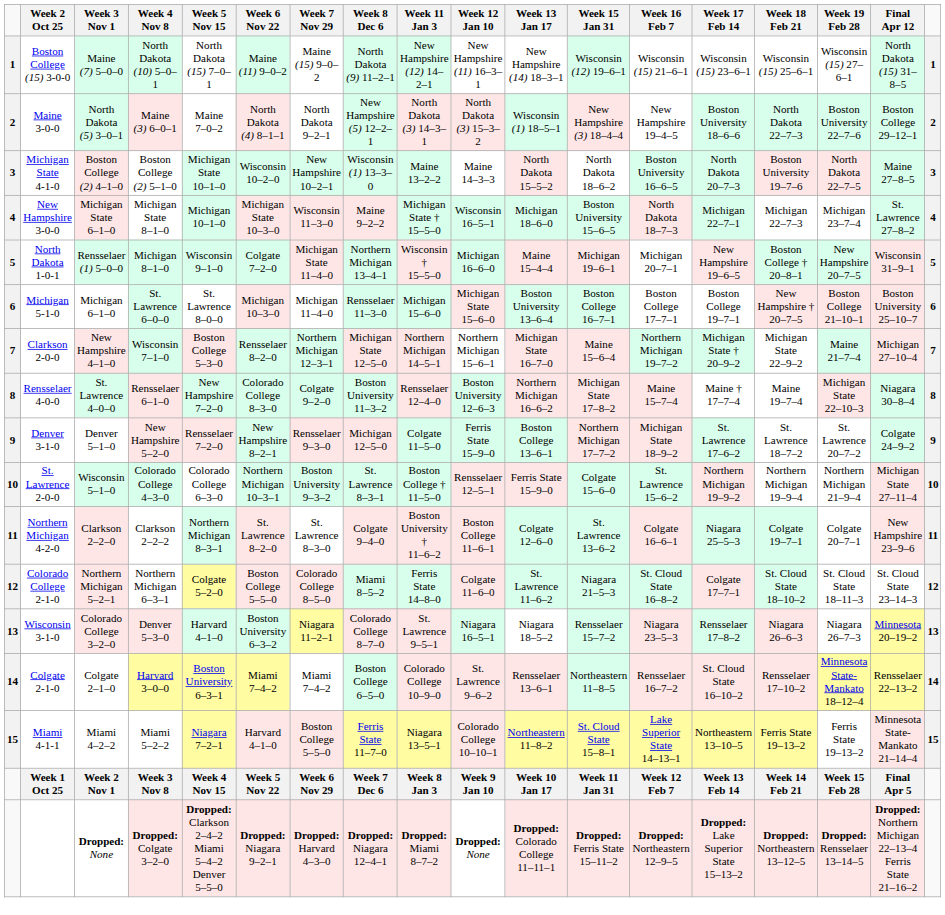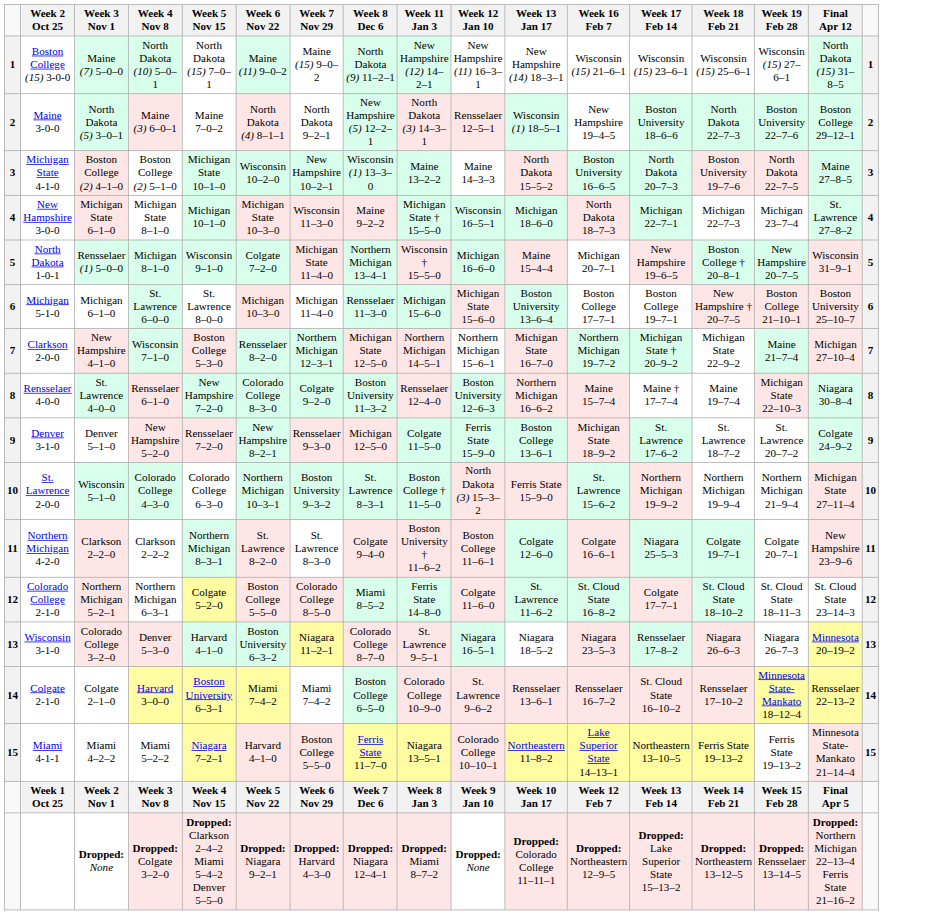- column: (599, 20)
(478, 122) North Dakota (3) 15–3–2 -> (478, 122) Rensselaer 12–5–1
(478, 484) Rensselaer 12–5–1 -> (478, 491) North Dakota (3) 15–3–2
